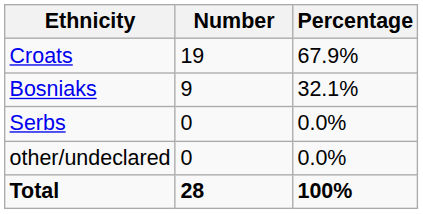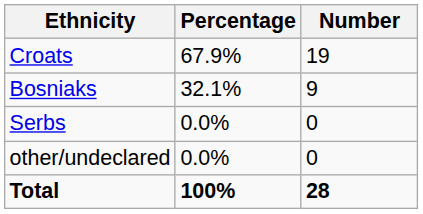columns swapped: (234, 21) <-> (355, 21)
